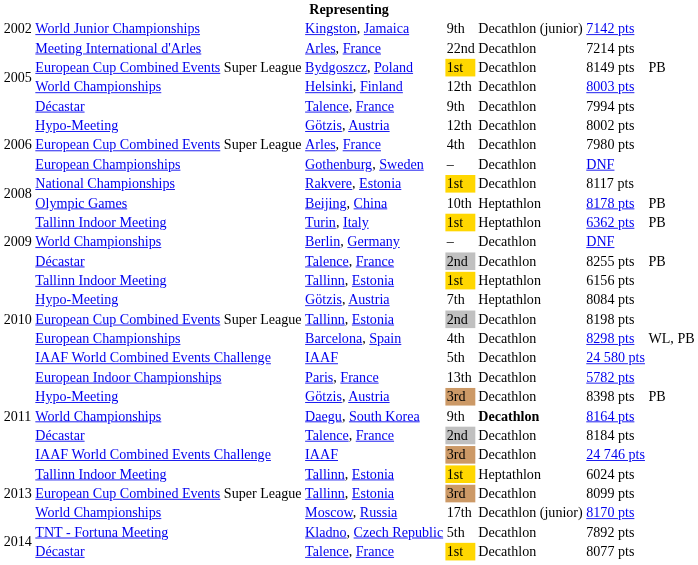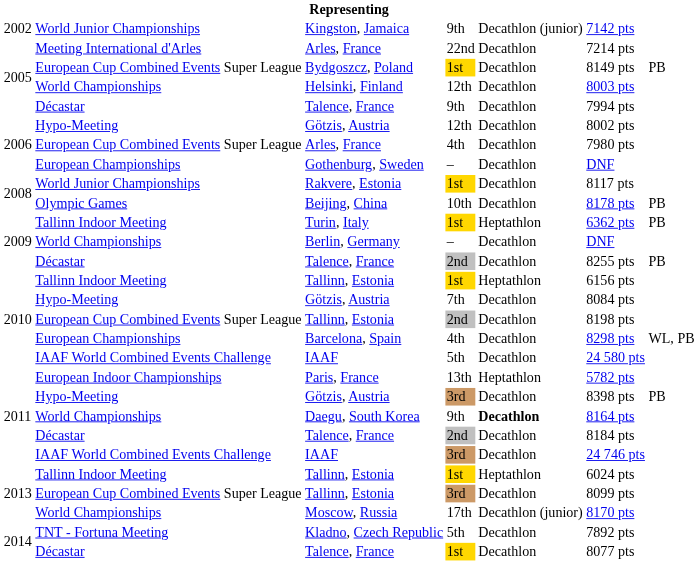(105, 183) National Championships -> (118, 183) World Junior Championships
(510, 203) Heptathlon -> (507, 203) Decathlon
(510, 300) Heptathlon -> (507, 300) Decathlon
(507, 377) Decathlon -> (510, 377) Heptathlon
